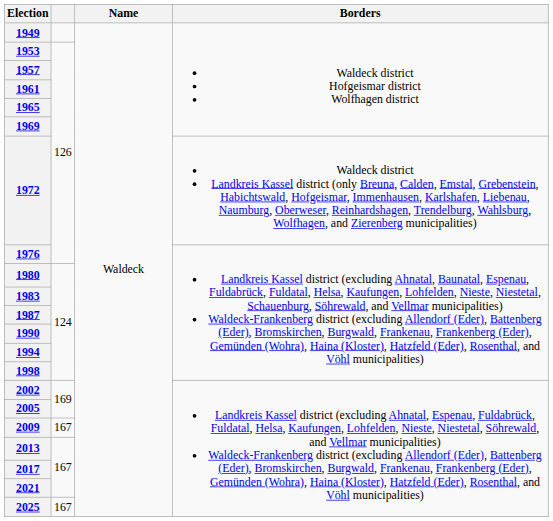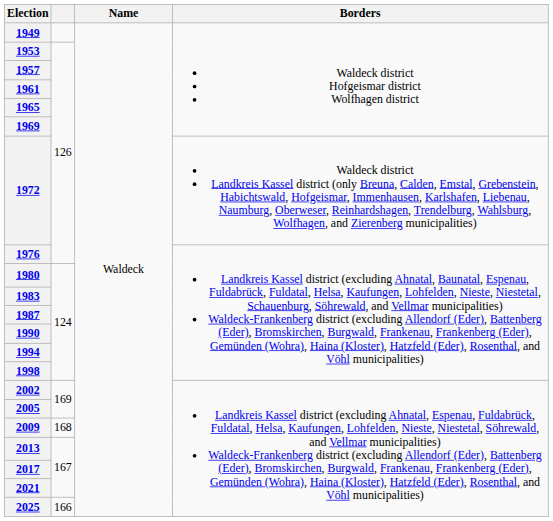(63, 427) 167 -> (63, 427) 168
(63, 507) 167 -> (63, 507) 166
